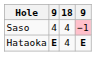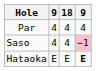+ row: (27, 28)
(54, 43) bold -> (54, 58) normal
(67, 43) 4 -> (67, 58) E
